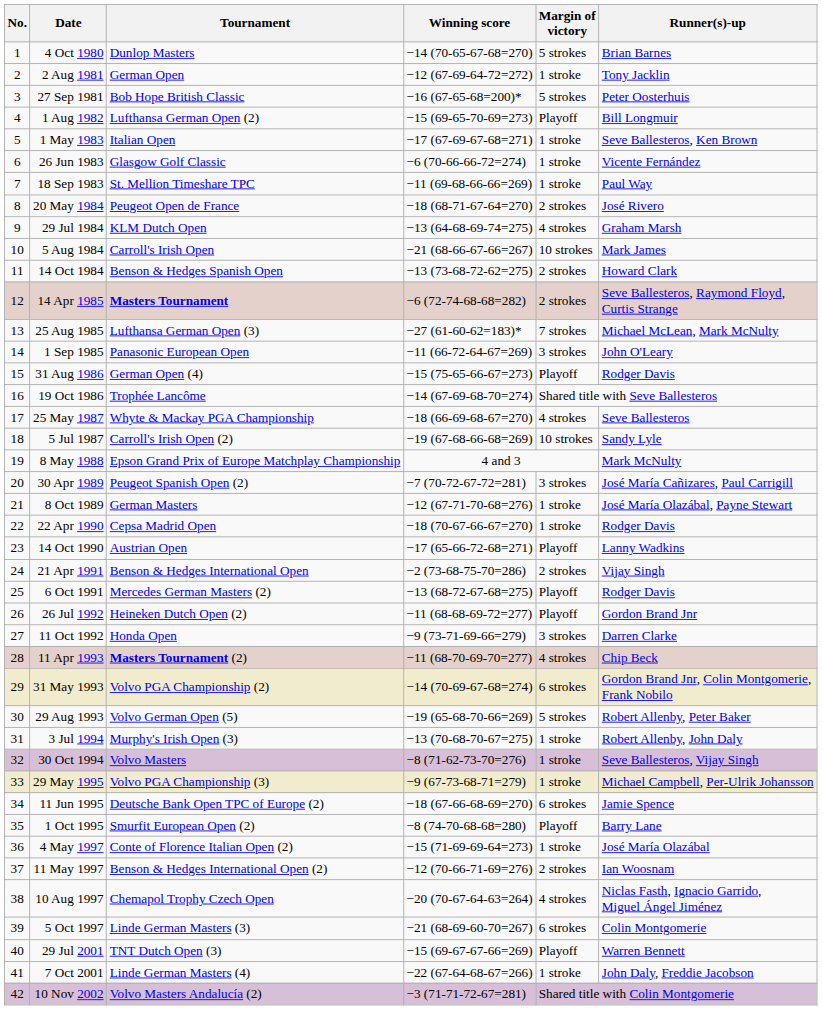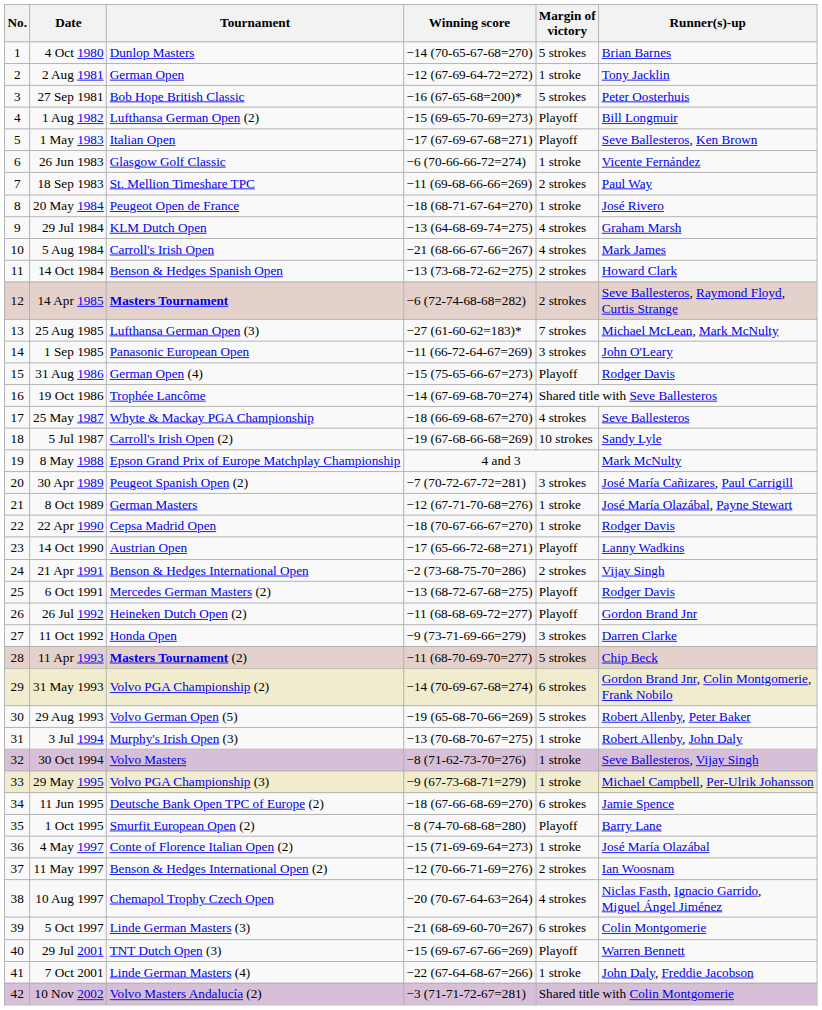(560, 140) 1 stroke -> (558, 140) Playoff
(560, 183) 1 stroke -> (562, 183) 2 strokes
(562, 205) 2 strokes -> (560, 205) 1 stroke
(566, 249) 10 strokes -> (562, 249) 4 strokes
(562, 657) 4 strokes -> (562, 657) 5 strokes
